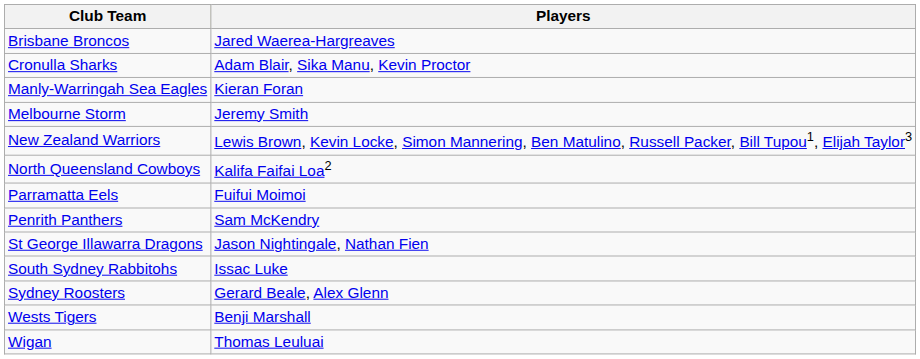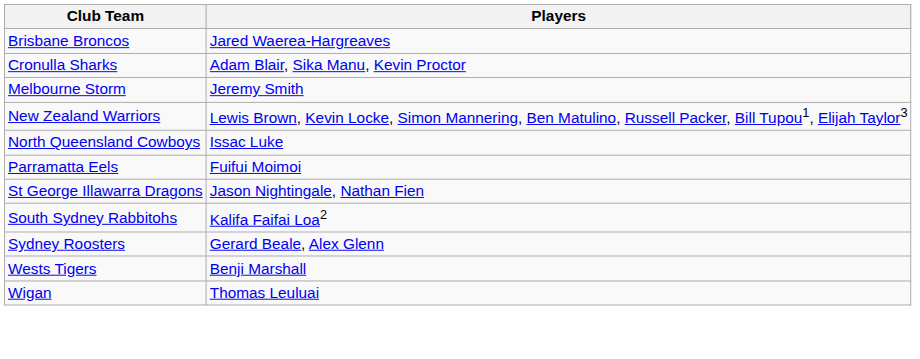- row: (108, 89)
(273, 169) Kalifa Faifai Loa2 -> (246, 142) Issac Luke
- row: (65, 219)
(251, 268) Issac Luke -> (268, 217) Kalifa Faifai Loa2
